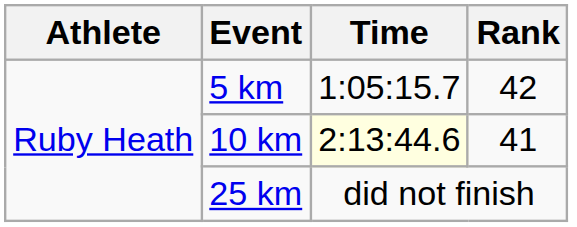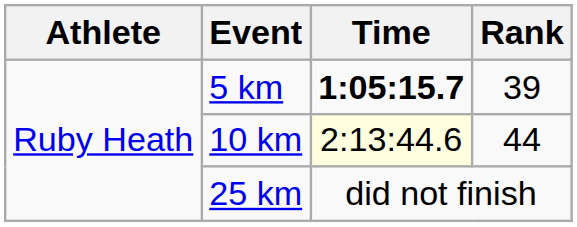(389, 86) normal -> (391, 86) bold
(518, 86) 42 -> (522, 86) 39
(518, 140) 41 -> (522, 140) 44
